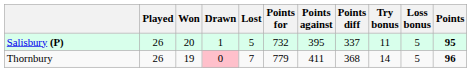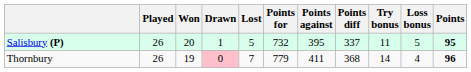(417, 59) 5 -> (417, 59) 4
